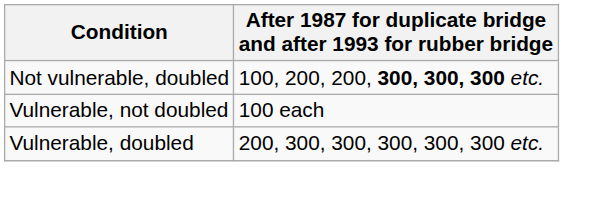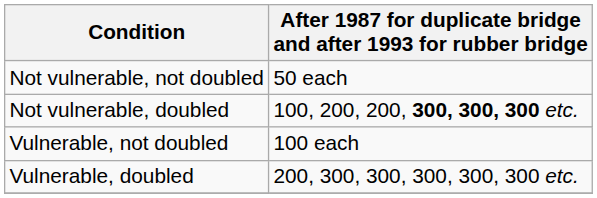+ row: (137, 77)
